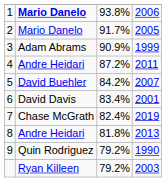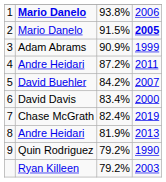(115, 30) 91.7% -> (115, 30) 91.5%
(147, 30) normal -> (147, 30) bold
(147, 99) 2001 -> (147, 99) 2000
(115, 133) 81.8% -> (115, 133) 81.9%
